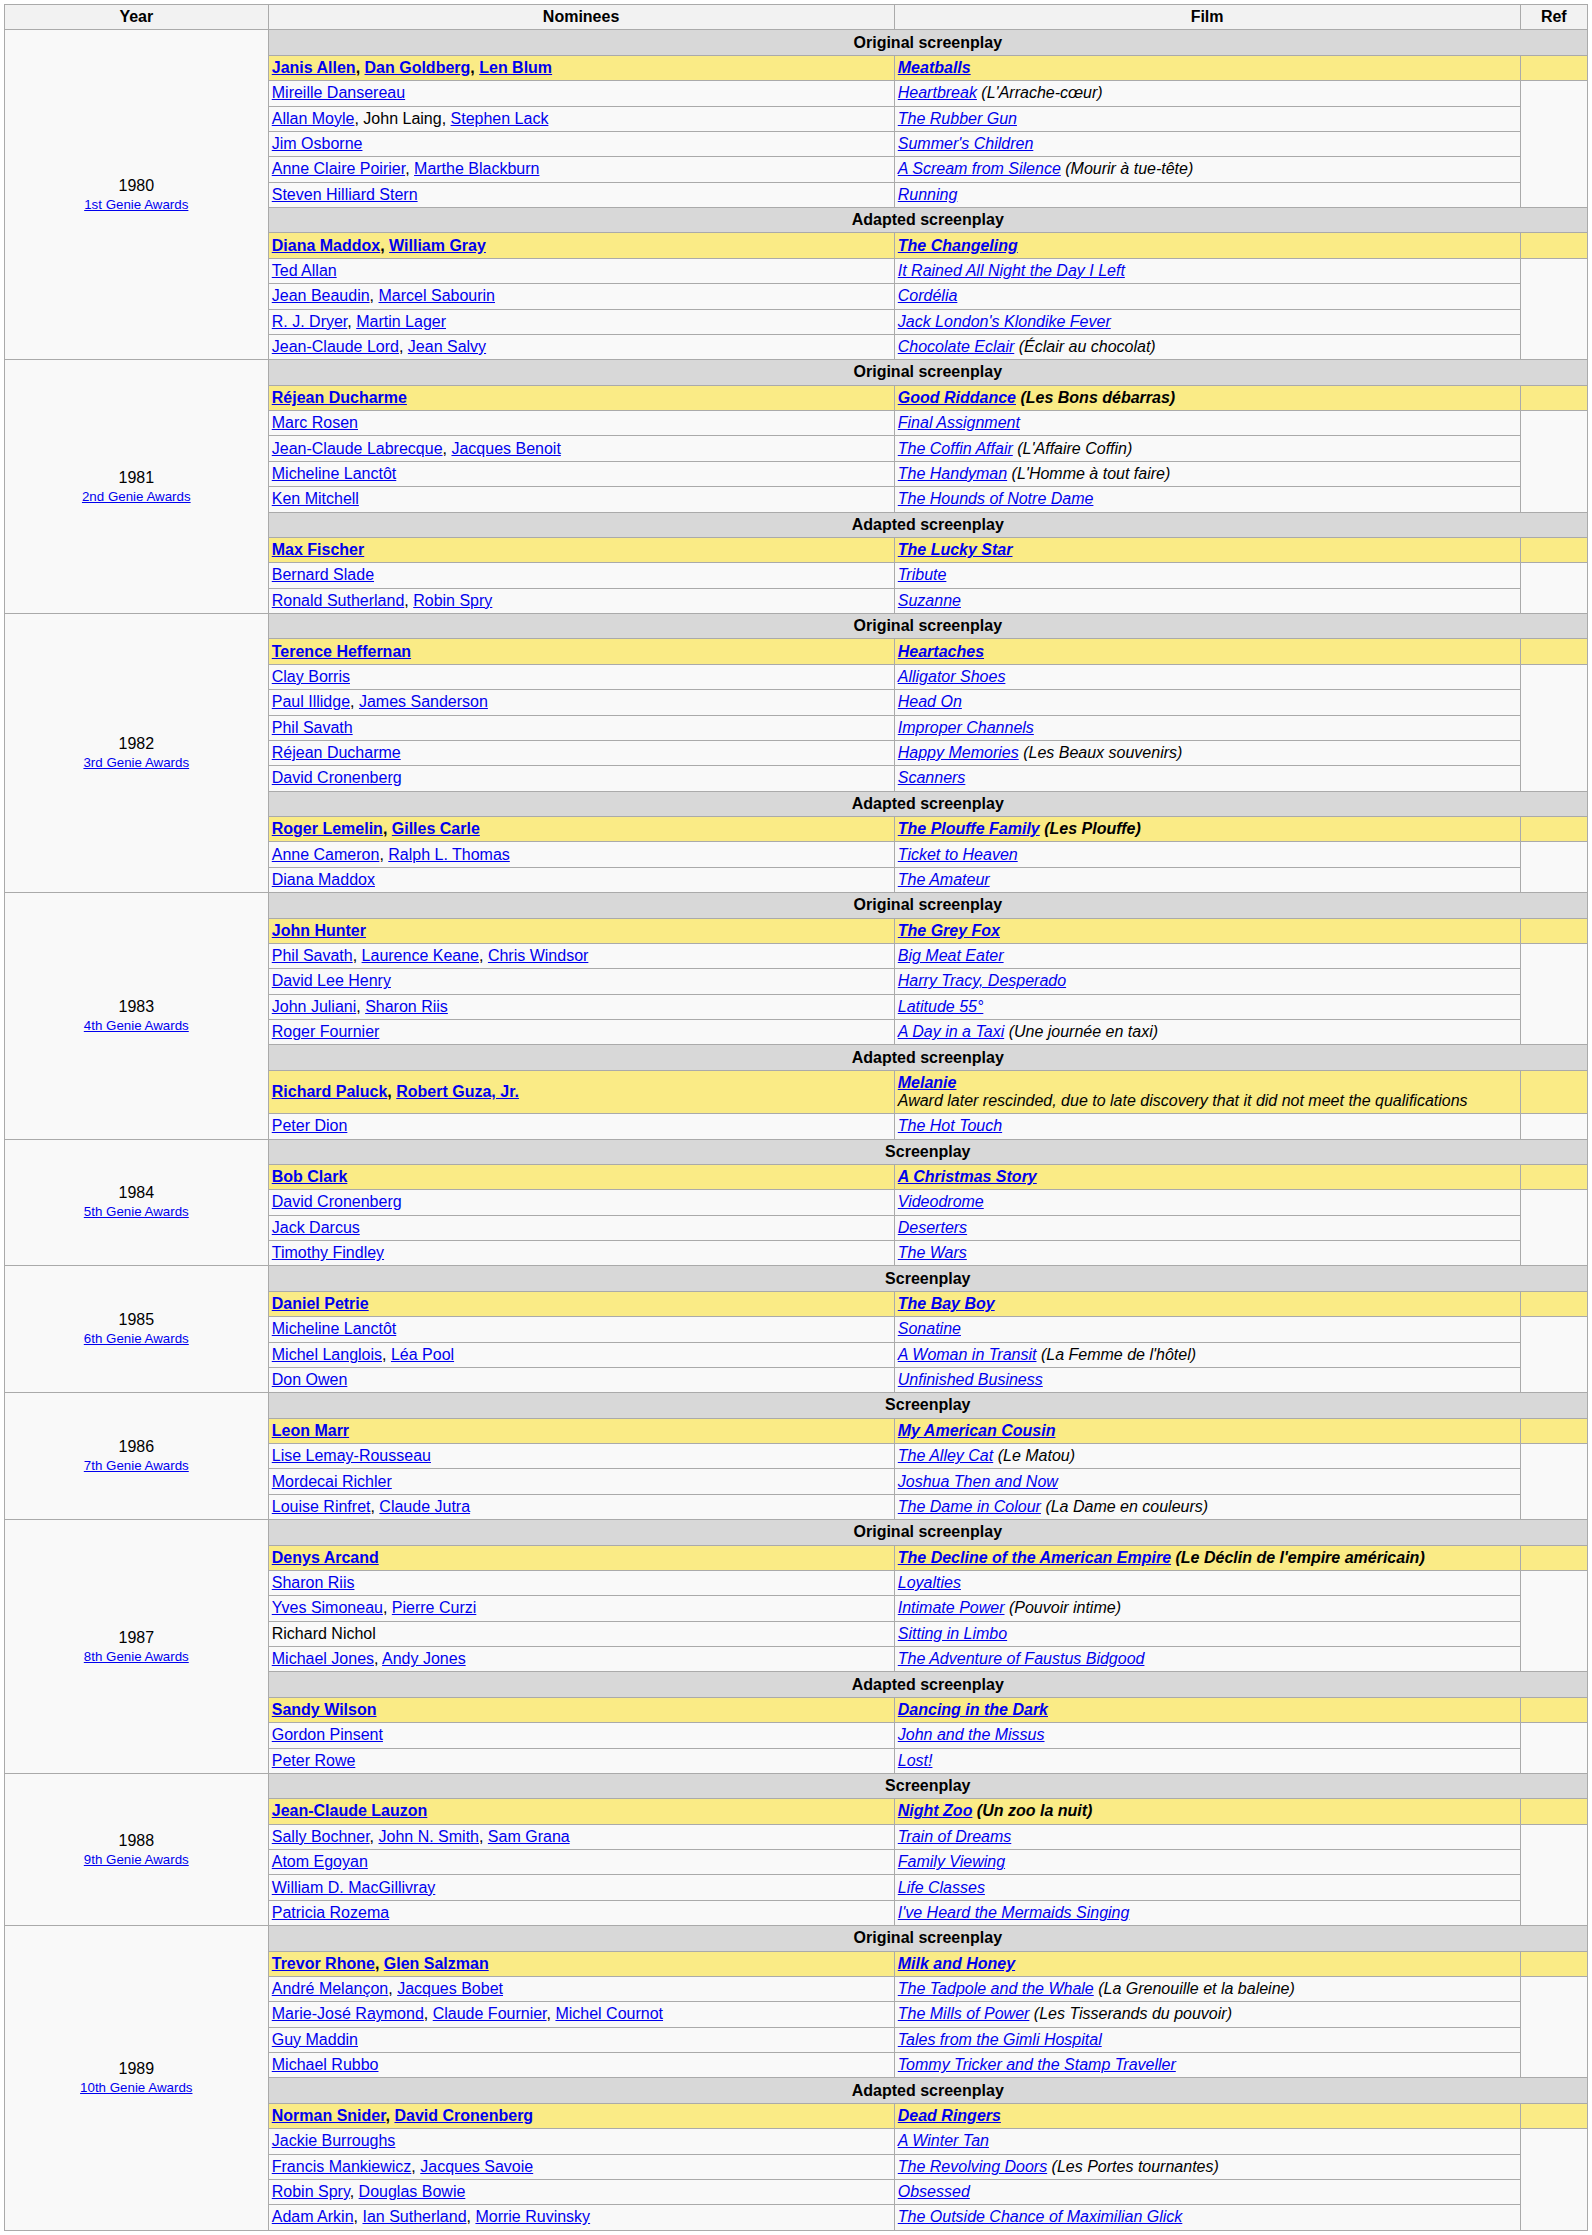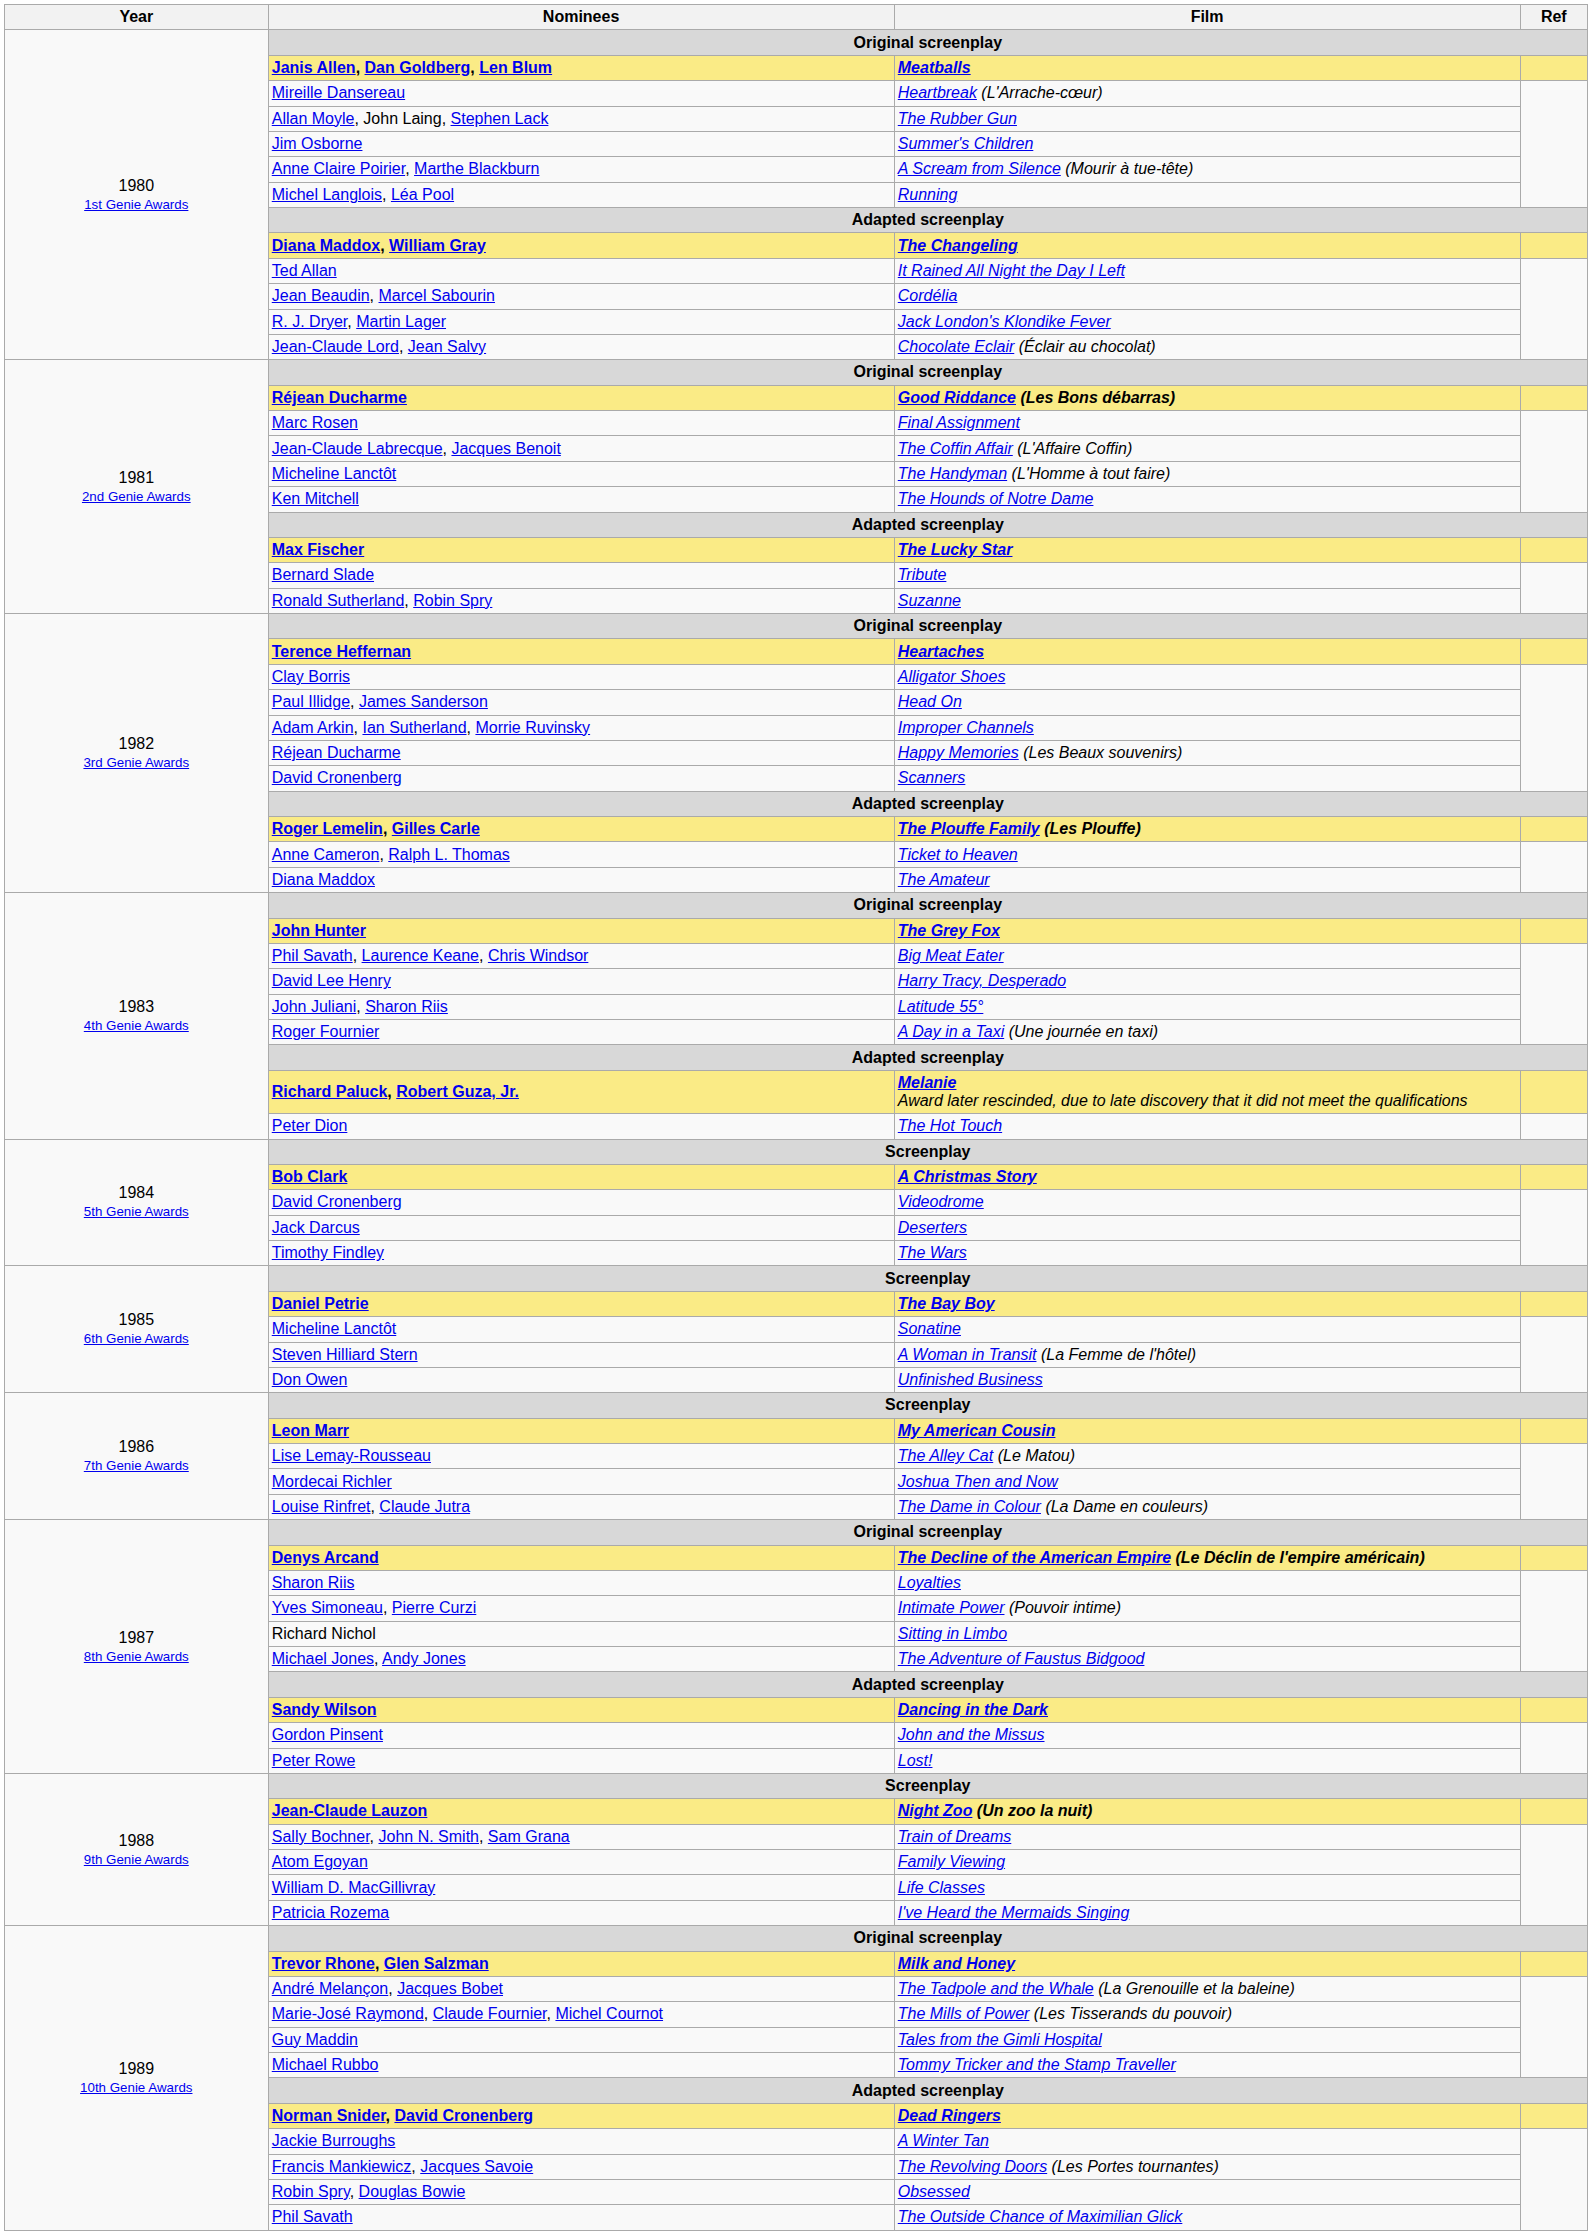(345, 194) Steven Hilliard Stern -> (363, 194) Michel Langlois, Léa Pool
(312, 727) Phil Savath -> (431, 727) Adam Arkin, Ian Sutherland, Morrie Ruvinsky
(363, 1354) Michel Langlois, Léa Pool -> (345, 1354) Steven Hilliard Stern
(431, 2217) Adam Arkin, Ian Sutherland, Morrie Ruvinsky -> (312, 2217) Phil Savath
